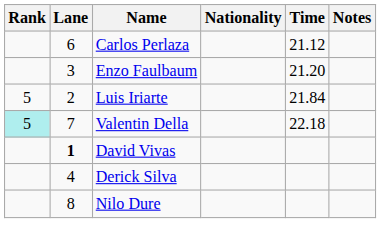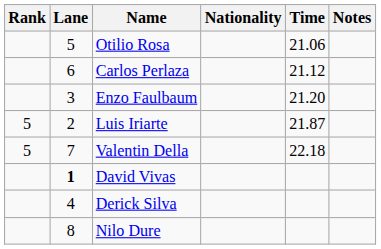+ row: (133, 44)
(307, 97) 21.84 -> (307, 124) 21.87
(27, 124) paleturquoise background -> (27, 150) no background
